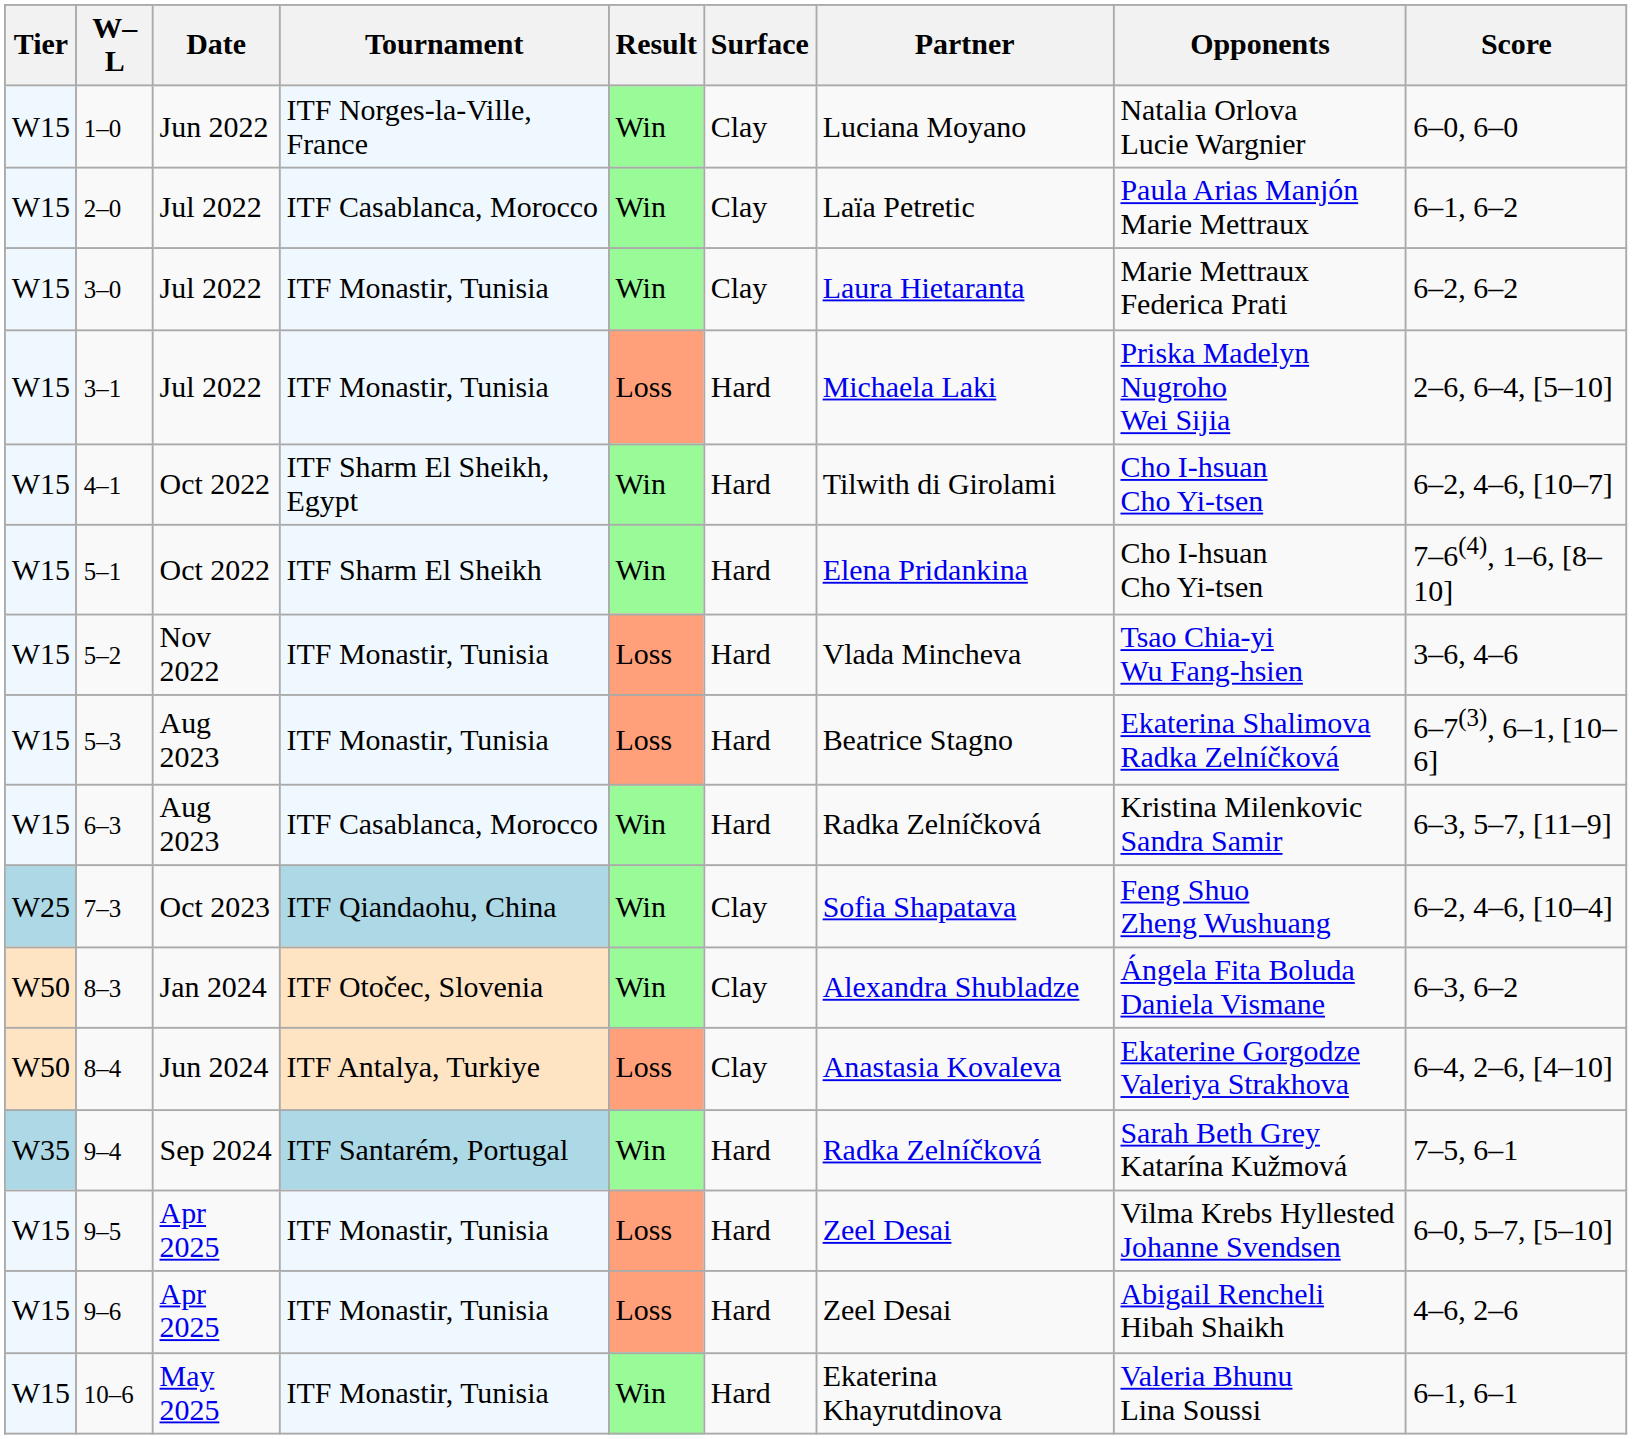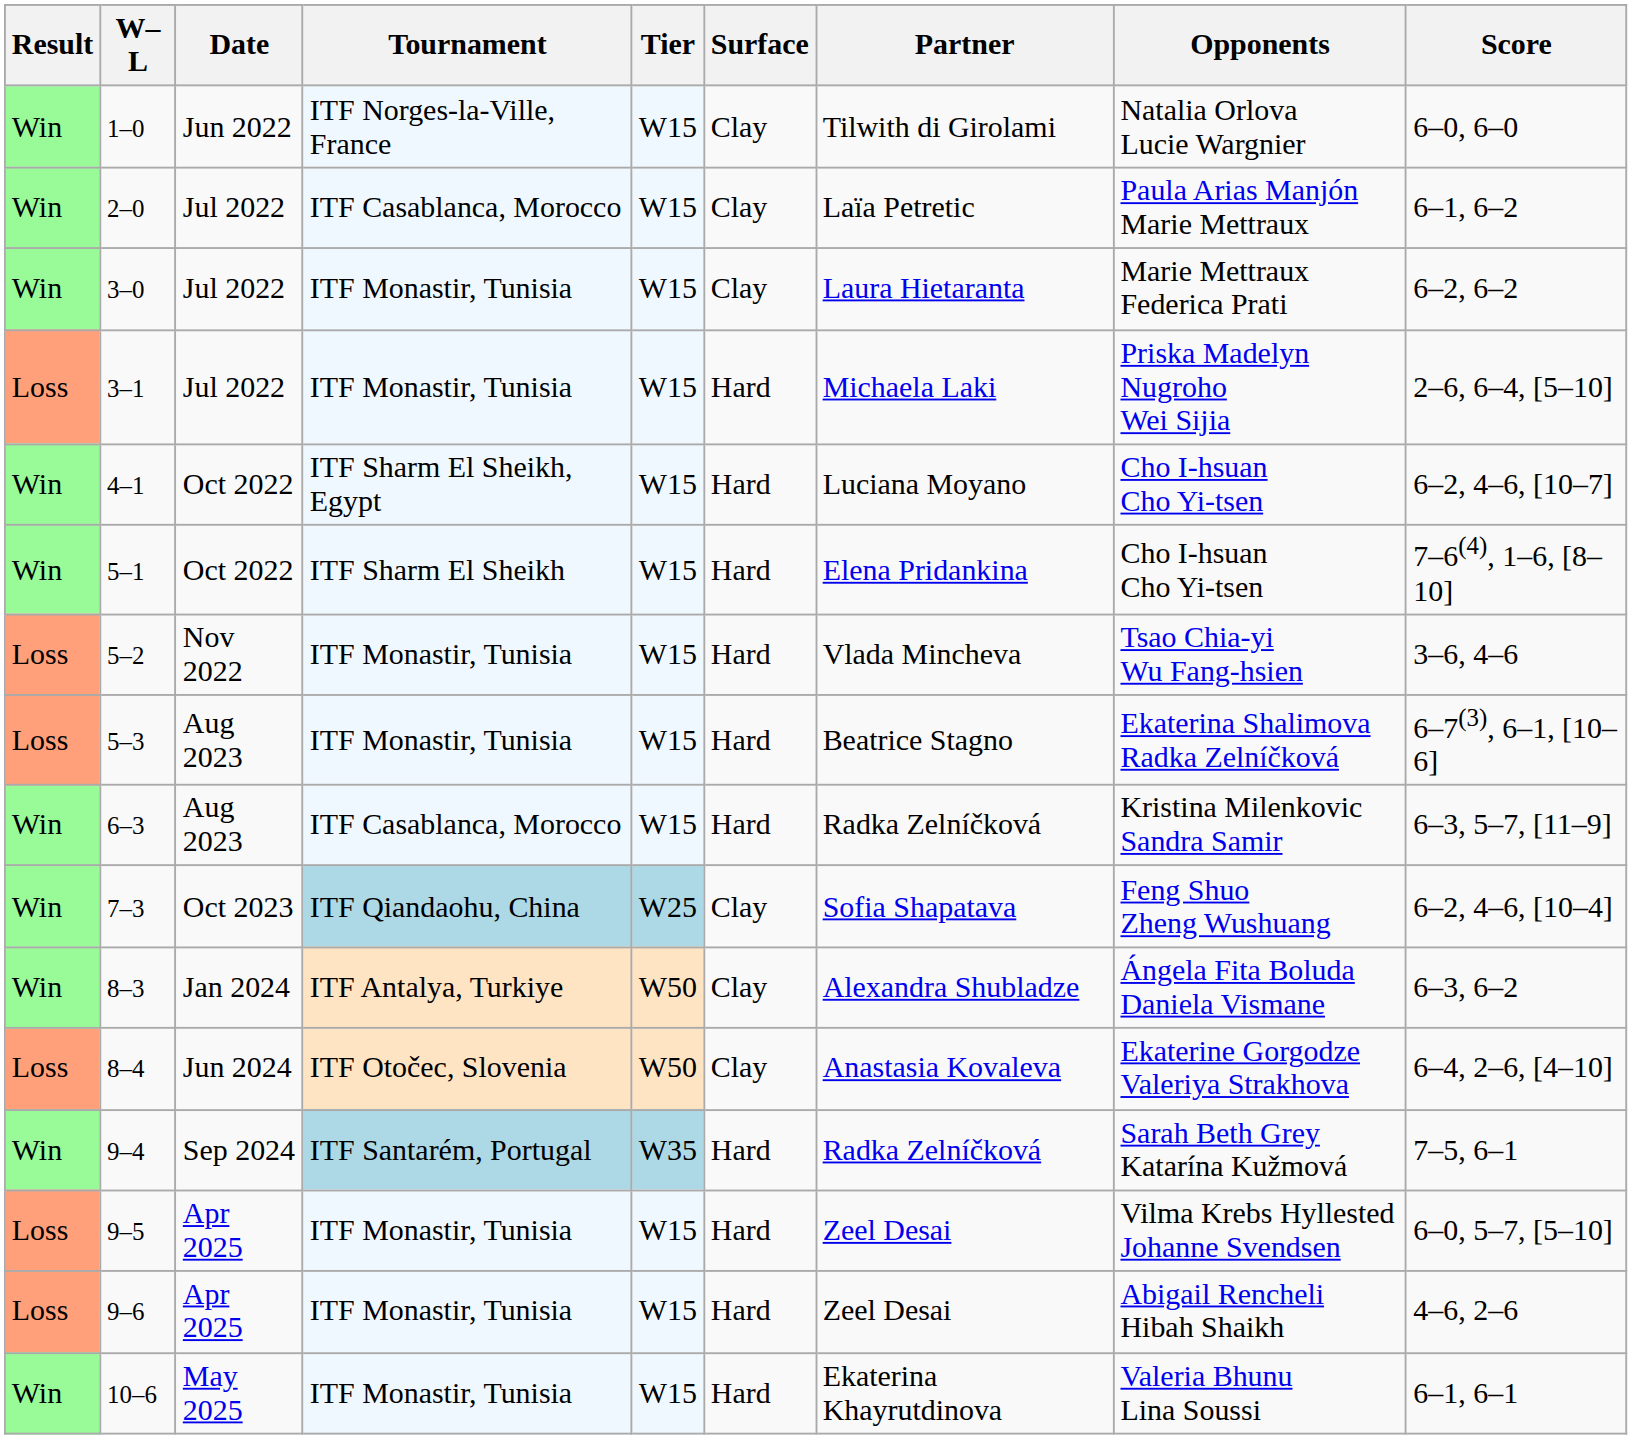columns swapped: (656, 45) <-> (41, 45)
(924, 126) Luciana Moyano -> (939, 126) Tilwith di Girolami
(939, 484) Tilwith di Girolami -> (924, 484) Luciana Moyano
(415, 987) ITF Otočec, Slovenia -> (437, 987) ITF Antalya, Turkiye
(413, 1068) ITF Antalya, Turkiye -> (438, 1068) ITF Otočec, Slovenia
